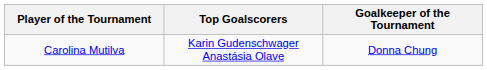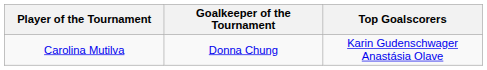columns swapped: (243, 19) <-> (403, 19)
